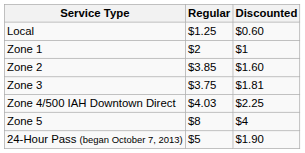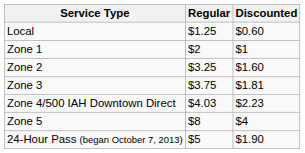(202, 67) $3.85 -> (202, 67) $3.25
(250, 103) $2.25 -> (250, 103) $2.23
